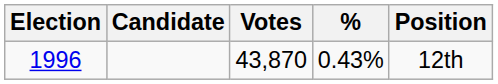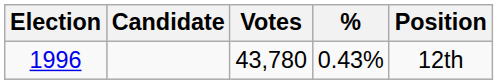(271, 60) 43,870 -> (271, 60) 43,780
